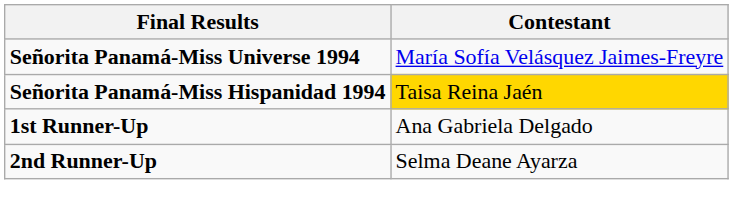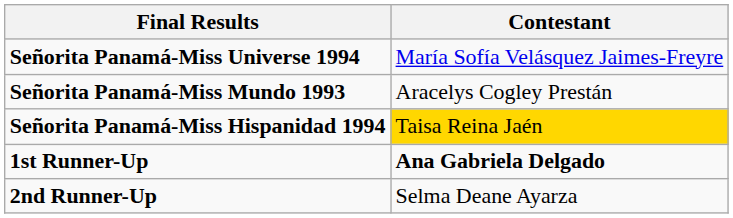+ row: (177, 91)
(494, 126) normal -> (500, 160) bold
